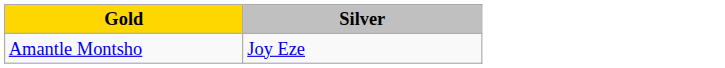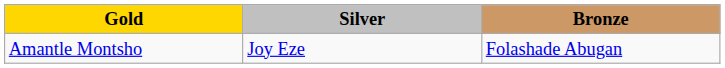+ column: (601, 19)
